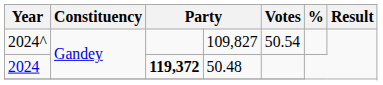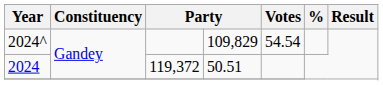(232, 41) 109,827 -> (232, 41) 109,829
(282, 41) 50.54 -> (283, 41) 54.54
(174, 66) bold -> (174, 66) normal
(224, 66) 50.48 -> (225, 66) 50.51
